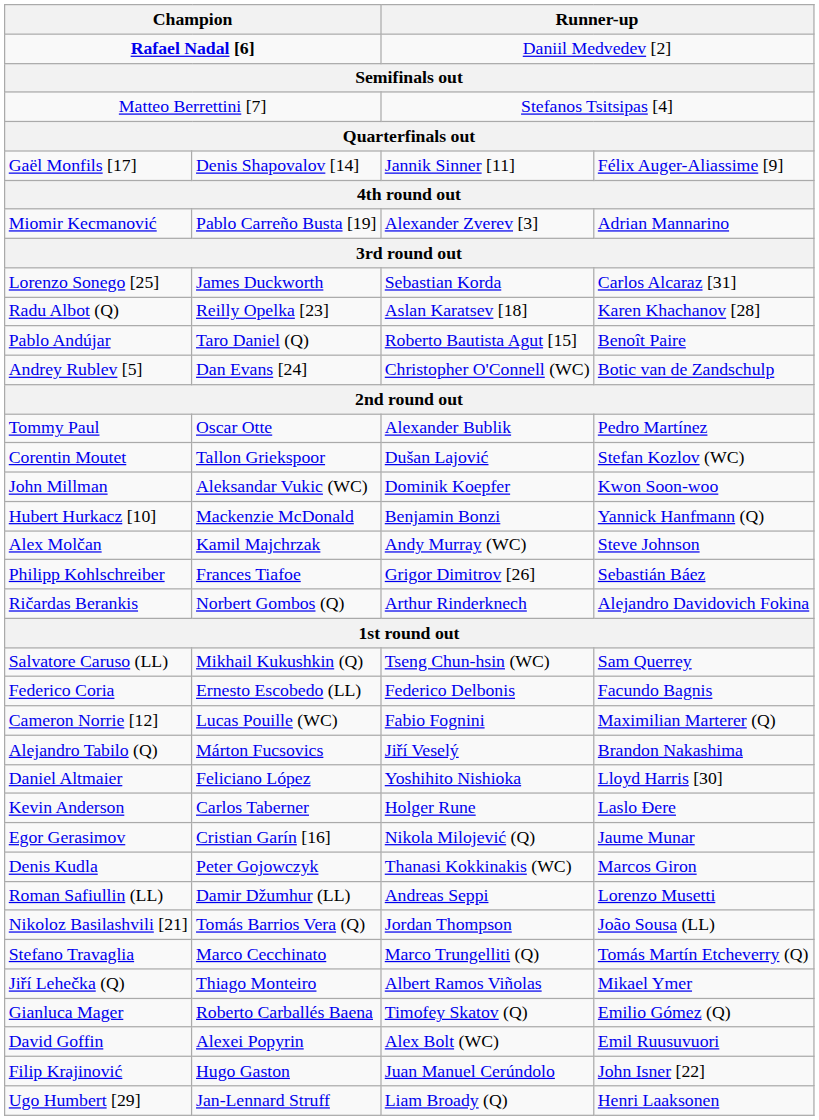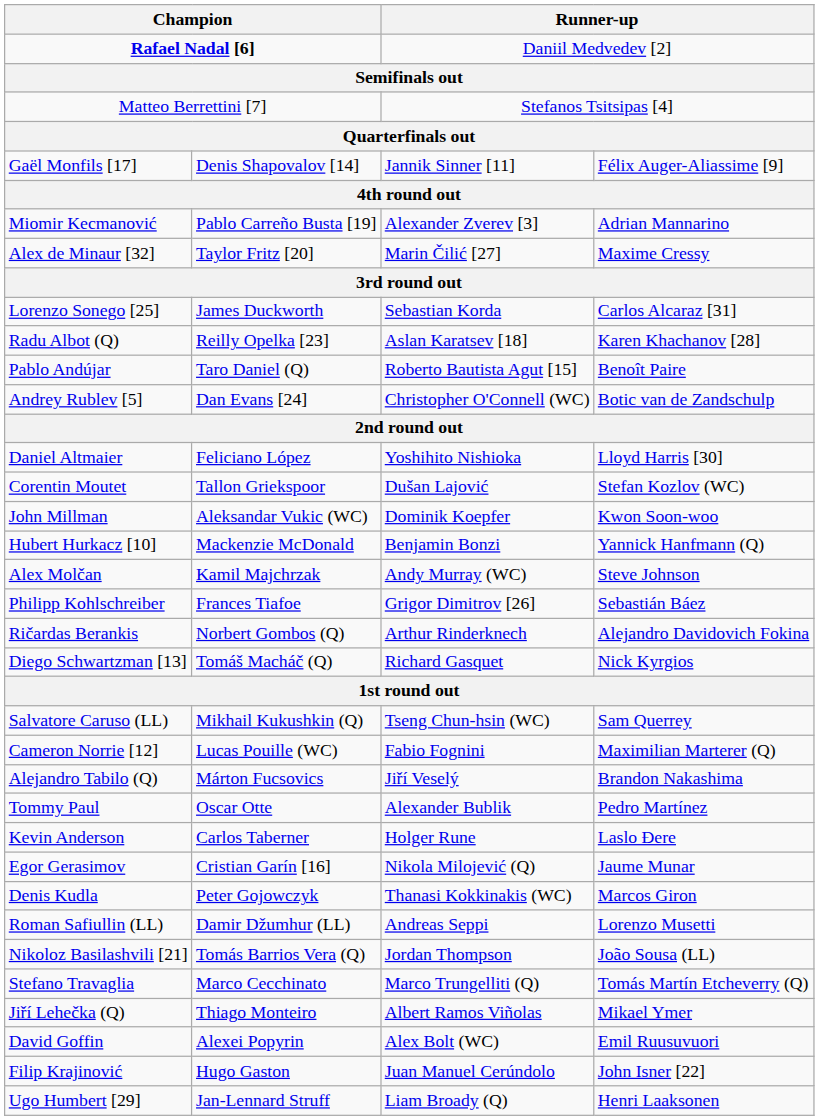+ row: (82, 253)
rows swapped: (54, 428) <-> (66, 779)
+ row: (98, 662)
- row: (62, 691)
- row: (66, 1012)
